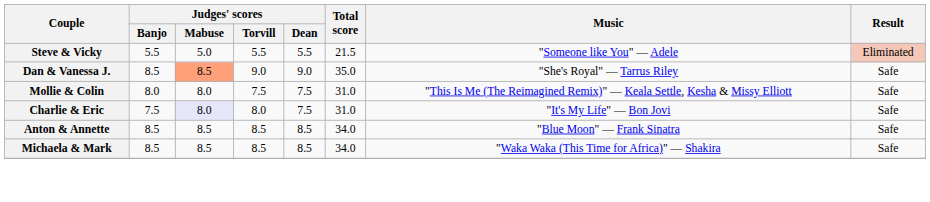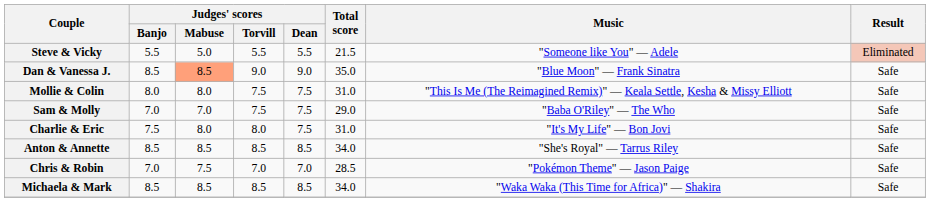(608, 72) "She's Royal" — Tarrus Riley -> (608, 72) "Blue Moon" — Frank Sinatra
+ row: (67, 110)
(204, 110) lavender background -> (204, 129) no background
(608, 129) "Blue Moon" — Frank Sinatra -> (608, 149) "She's Royal" — Tarrus Riley
+ row: (67, 168)
